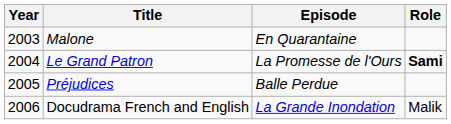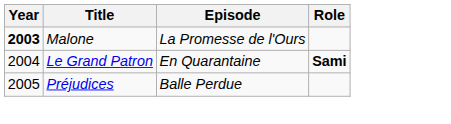(24, 38) normal -> (24, 38) bold
(306, 38) En Quarantaine -> (233, 38) La Promesse de l'Ours
(329, 61) La Promesse de l'Ours -> (210, 61) En Quarantaine
- row: (148, 107)
